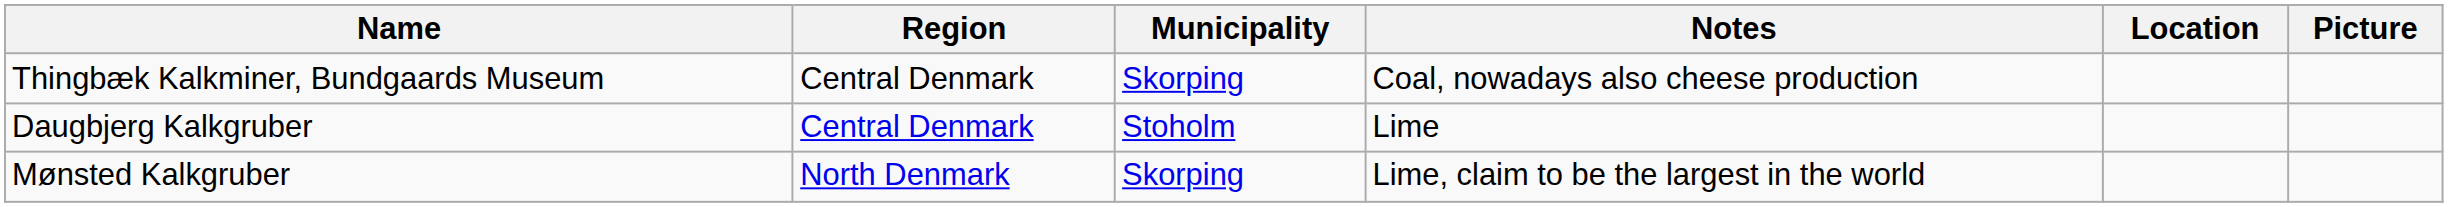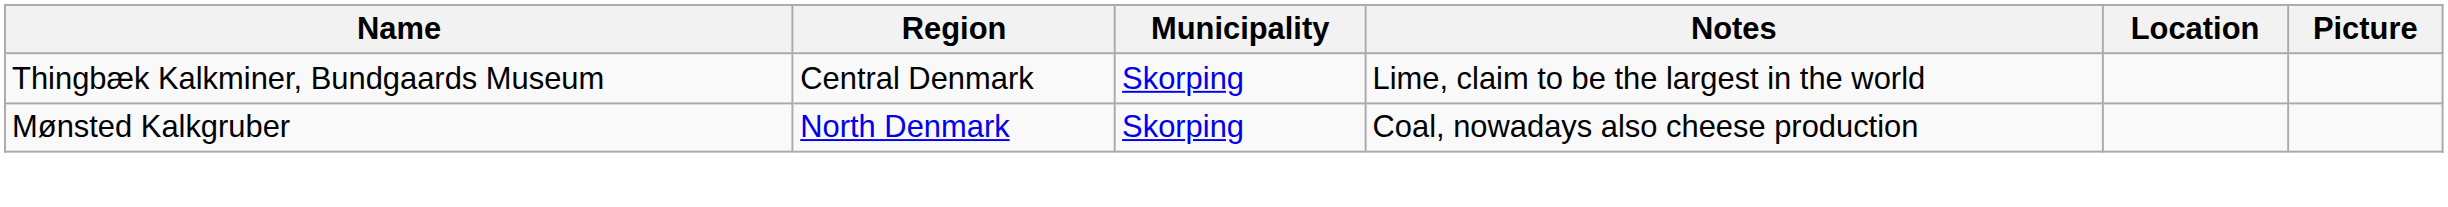(1645, 77) Coal, nowadays also cheese production -> (1649, 77) Lime, claim to be the largest in the world
- row: (162, 126)
(1649, 175) Lime, claim to be the largest in the world -> (1645, 126) Coal, nowadays also cheese production
